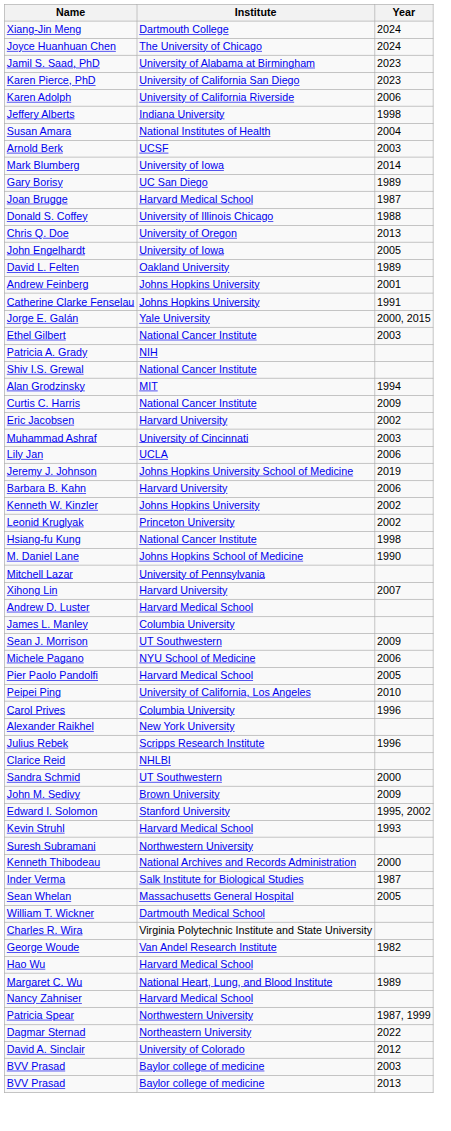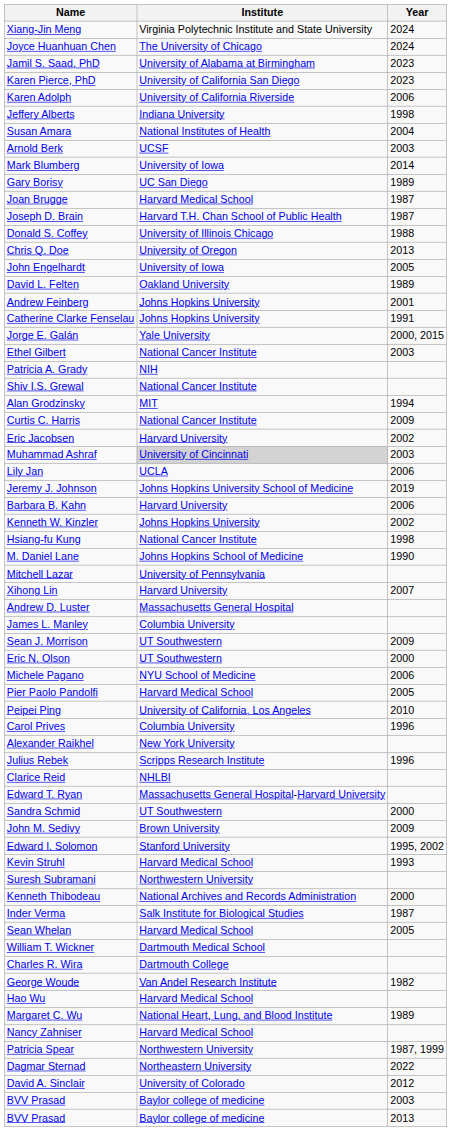(184, 30) Dartmouth College -> (256, 30) Virginia Polytechnic Institute and State University
+ row: (45, 217)
(194, 438) no background -> (194, 455) lightgrey background
- row: (45, 523)
(196, 608) Harvard Medical School -> (216, 608) Massachusetts General Hospital
+ row: (38, 659)
+ row: (45, 795)
(216, 897) Massachusetts General Hospital -> (196, 931) Harvard Medical School
(256, 931) Virginia Polytechnic Institute and State University -> (184, 965) Dartmouth College
